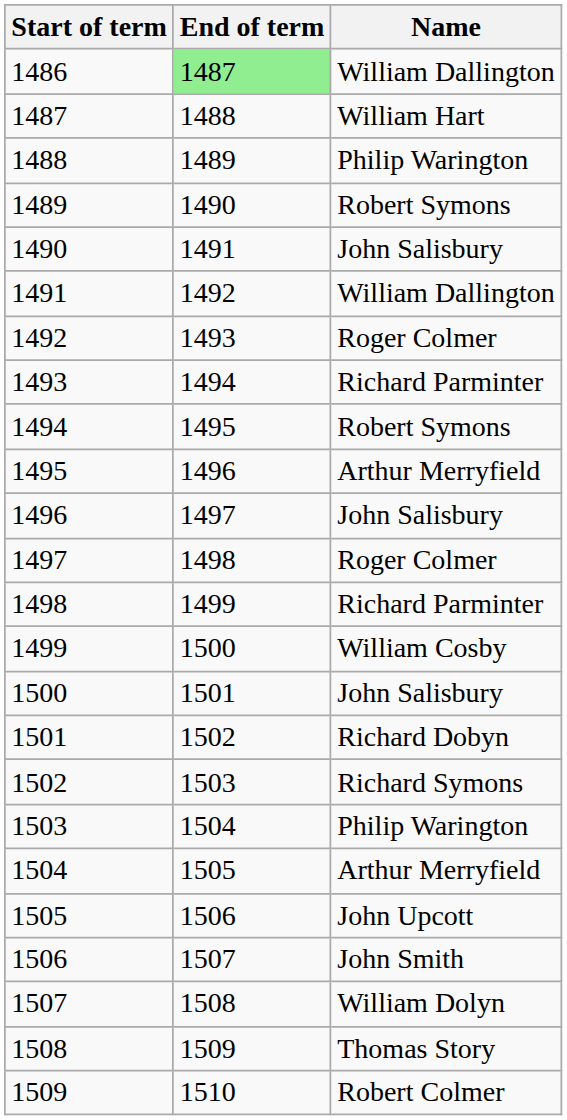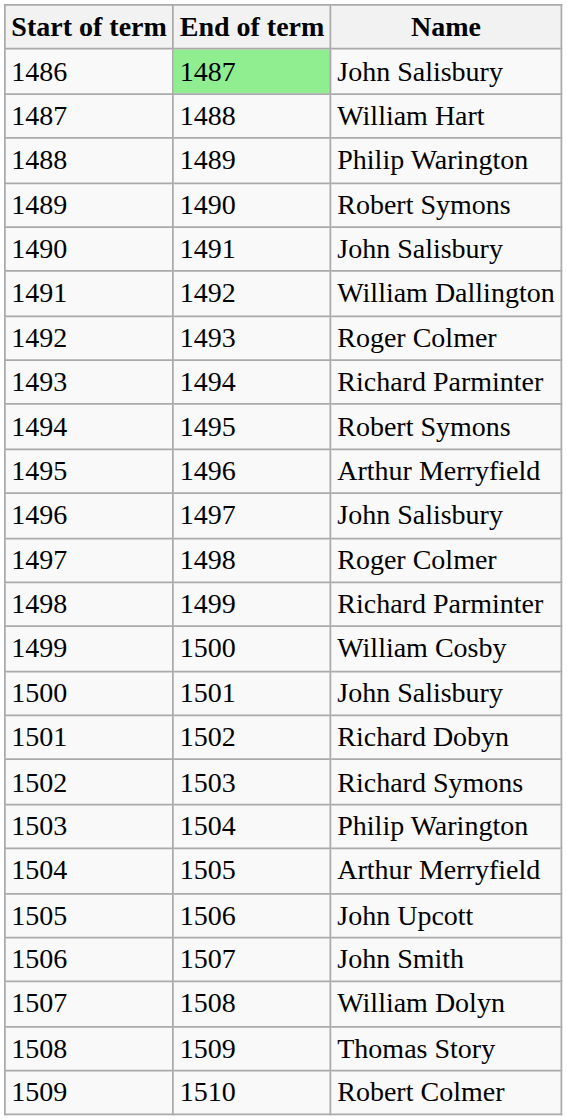(446, 71) William Dallington -> (420, 71) John Salisbury
